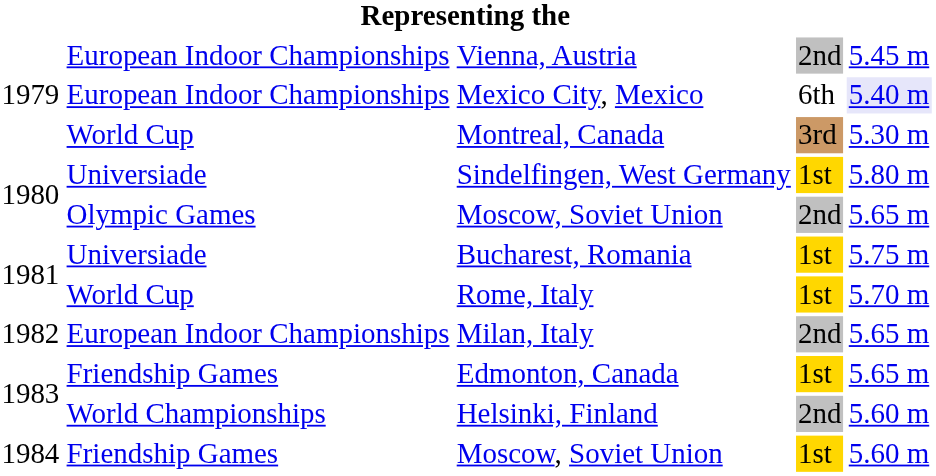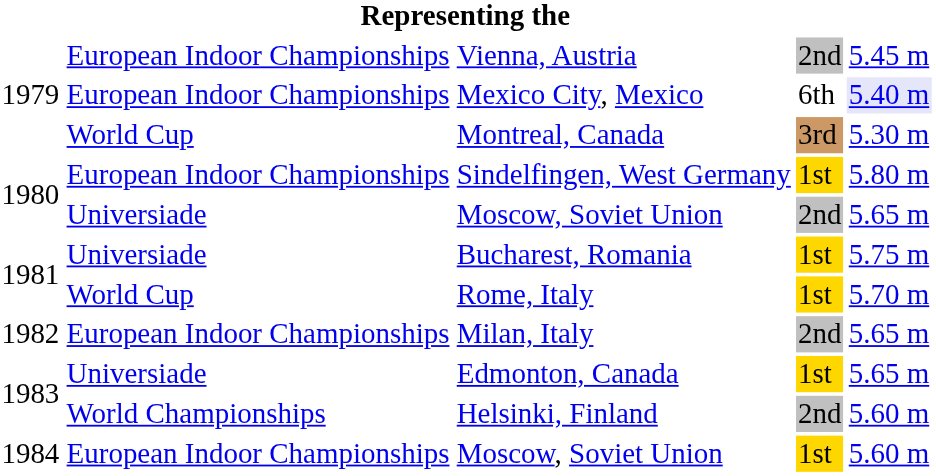(137, 174) Universiade -> (258, 174) European Indoor Championships
(161, 214) Olympic Games -> (137, 214) Universiade
(172, 373) Friendship Games -> (137, 373) Universiade
(172, 453) Friendship Games -> (258, 453) European Indoor Championships
